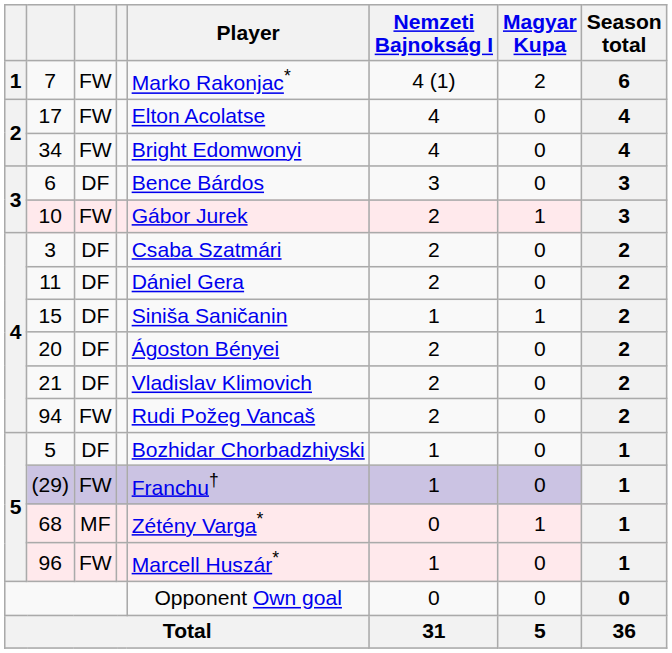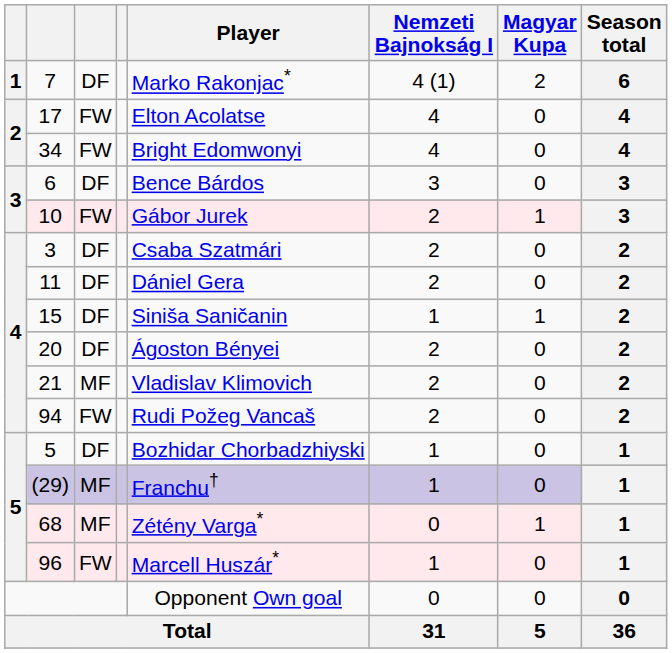(95, 80) FW -> (95, 80) DF
(95, 382) DF -> (95, 382) MF
(95, 484) FW -> (95, 484) MF
